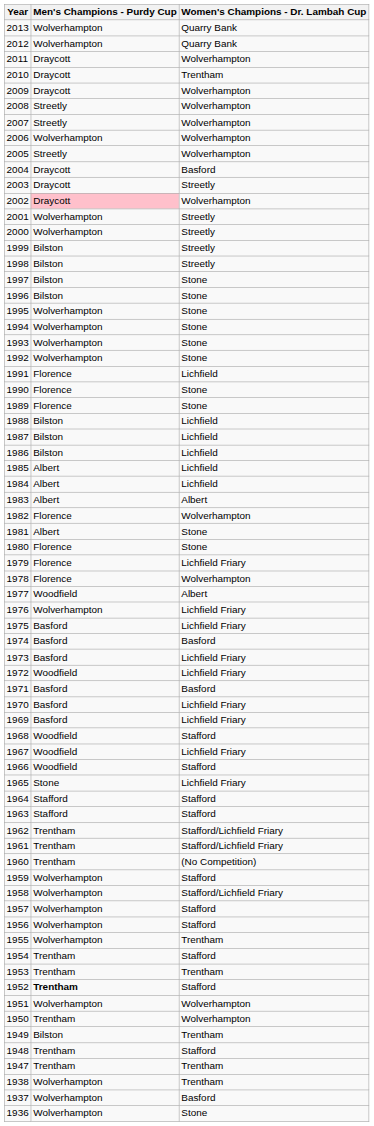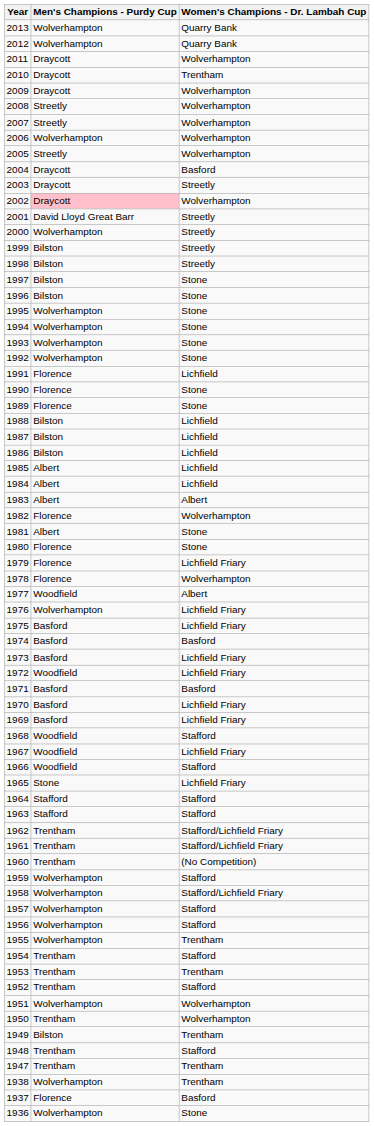(68, 216) Wolverhampton -> (84, 216) David Lloyd Great Barr
(56, 987) bold -> (54, 987) normal
(68, 1097) Wolverhampton -> (53, 1097) Florence
